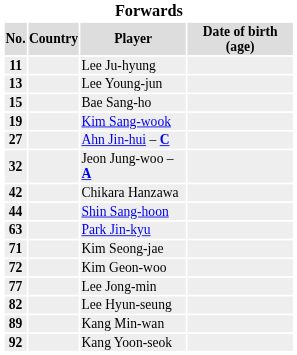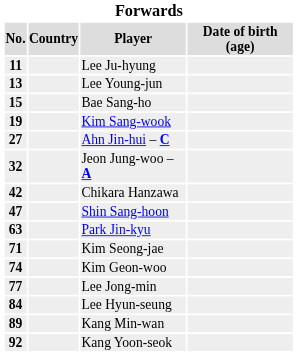(16, 211) 44 -> (16, 211) 47
(16, 267) 72 -> (16, 267) 74
(16, 305) 82 -> (16, 305) 84
